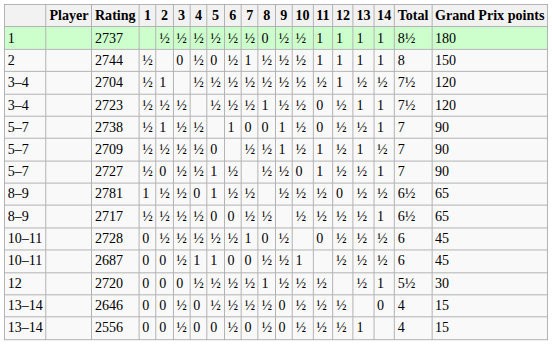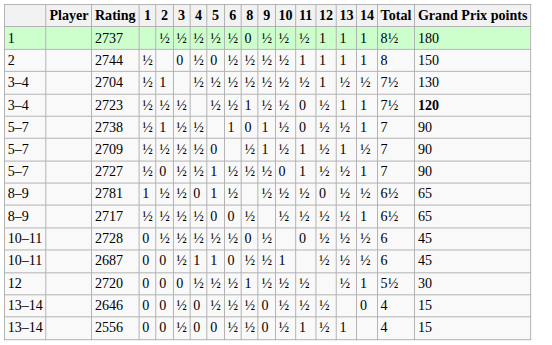- column: (250, 15)
(320, 37) 1 -> (304, 37) ½
(445, 82) 120 -> (428, 82) 130
(445, 104) normal -> (428, 104) bold
(321, 328) ½ -> (303, 328) 1
